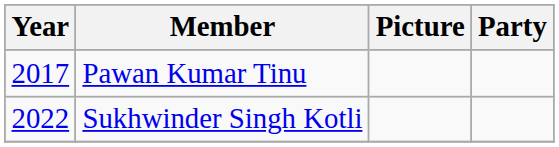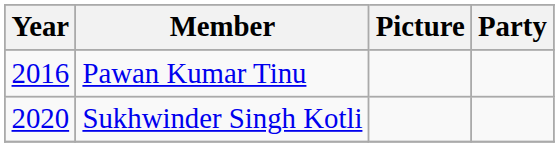(40, 73) 2017 -> (40, 73) 2016
(40, 118) 2022 -> (40, 118) 2020
